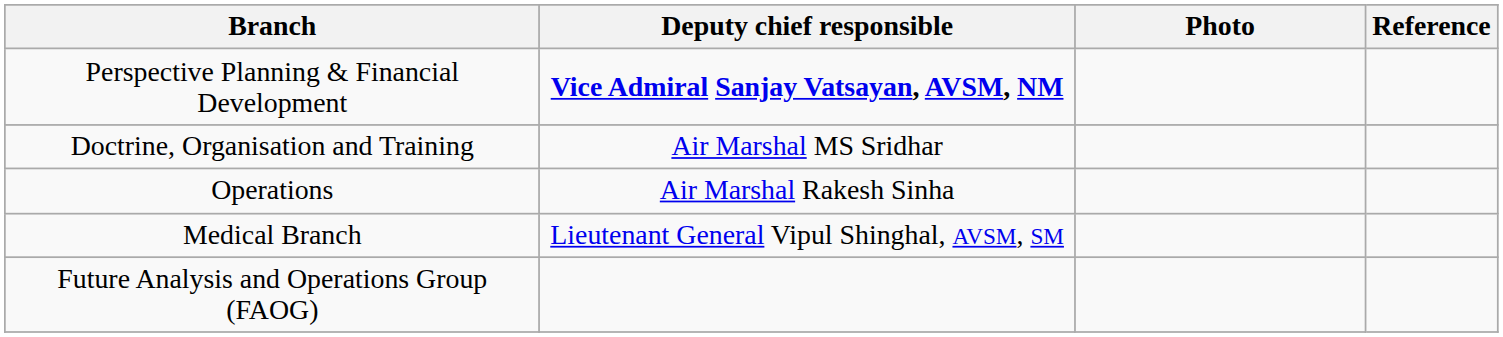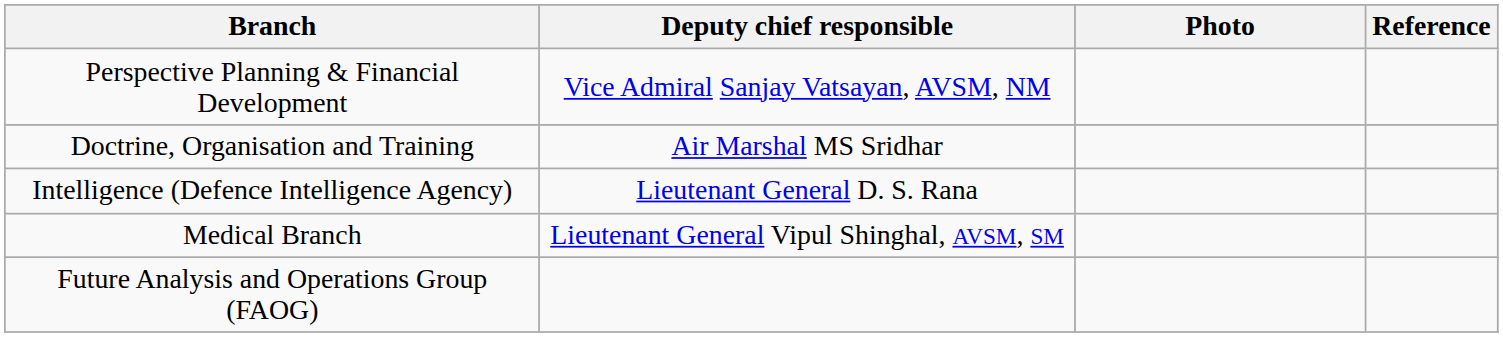(807, 86) bold -> (807, 86) normal
- row: (272, 190)
+ row: (272, 190)
